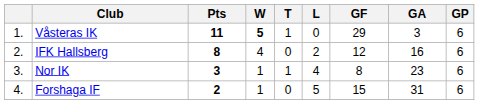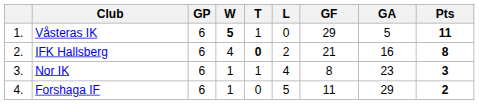columns swapped: (460, 14) <-> (217, 14)
(417, 33) 3 -> (387, 33) 5
(288, 52) normal -> (258, 52) bold
(359, 52) 12 -> (329, 52) 21
(359, 90) 15 -> (329, 90) 11
(417, 90) 31 -> (387, 90) 29
